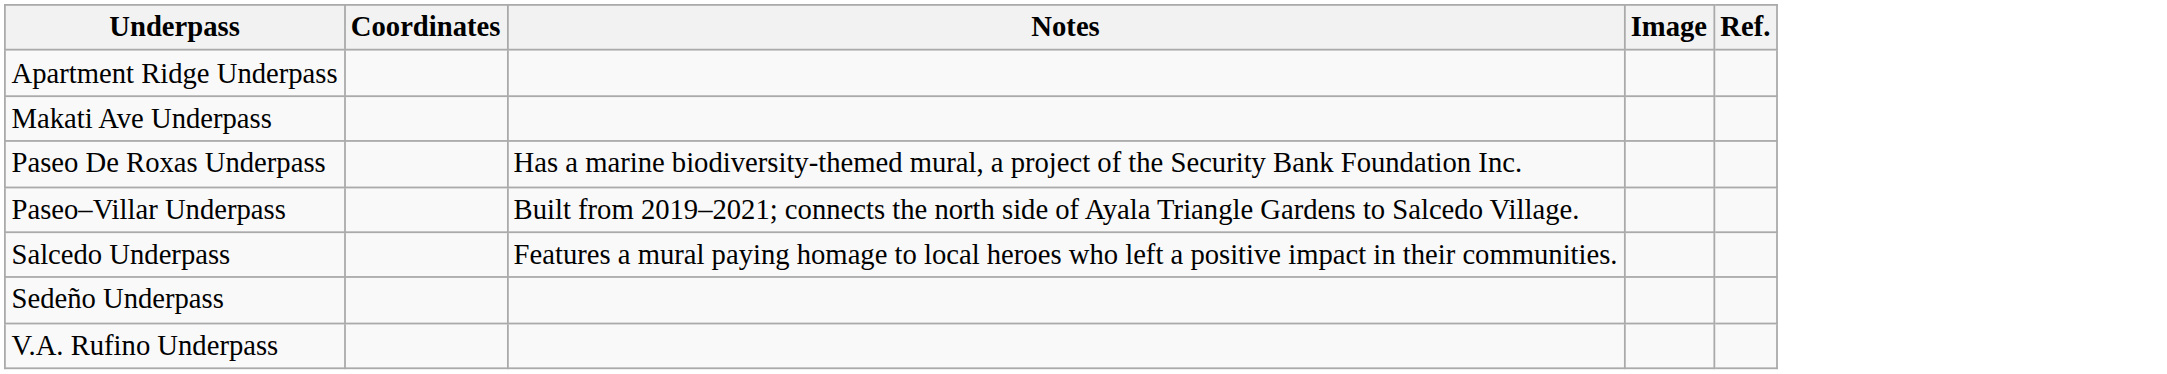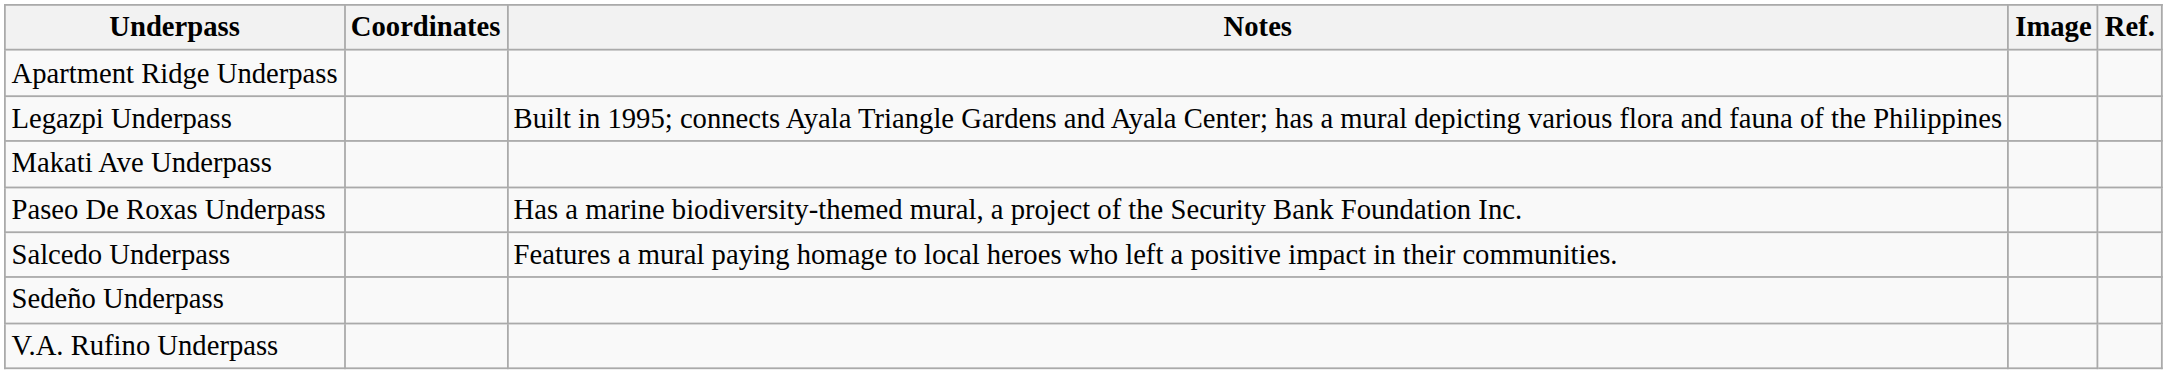+ row: (122, 118)
- row: (149, 208)
